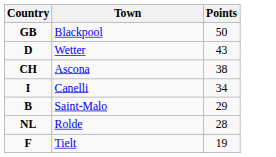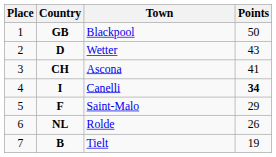+ column: (20, 13)
(222, 69) 38 -> (254, 69) 41
(222, 87) normal -> (254, 87) bold
(28, 106) B -> (60, 106) F
(222, 124) 28 -> (254, 124) 26
(28, 143) F -> (60, 143) B
